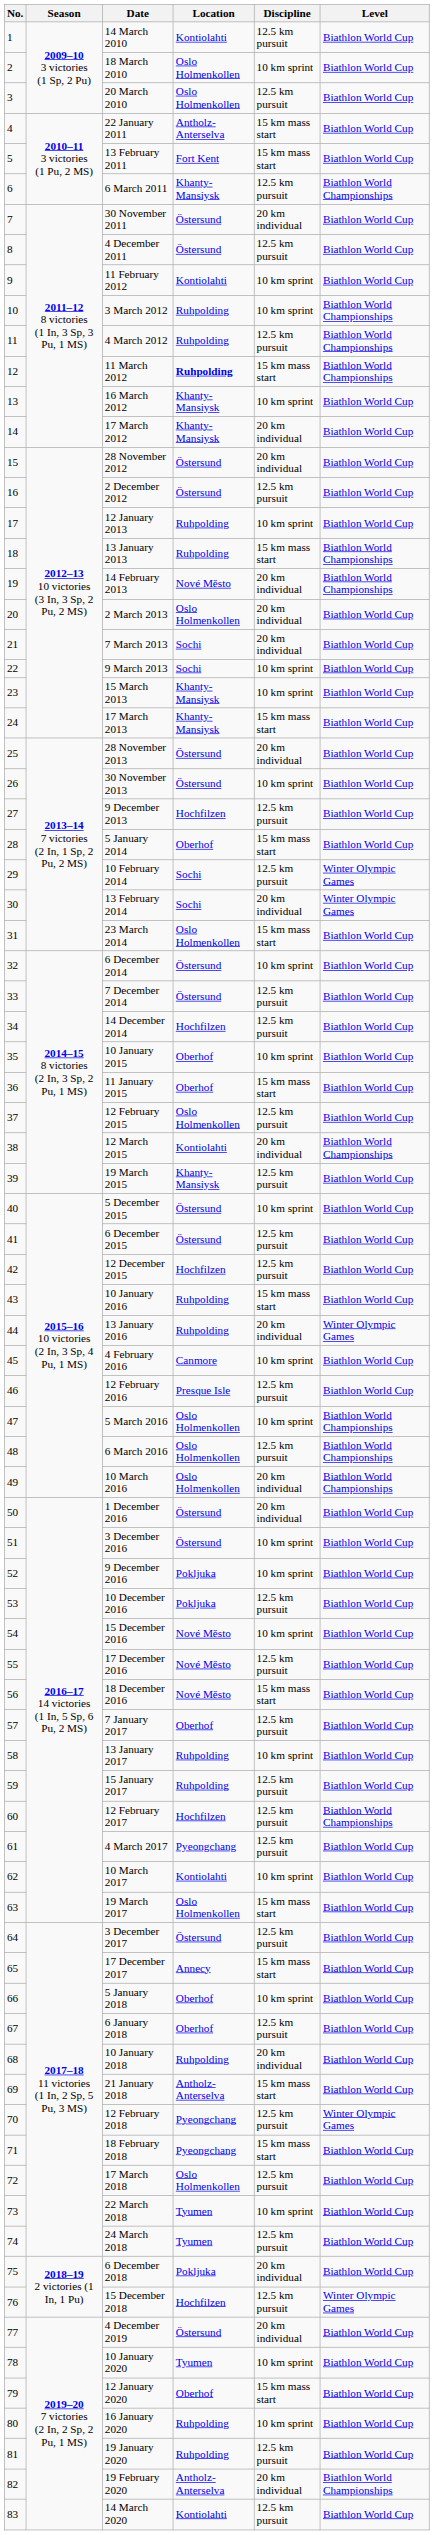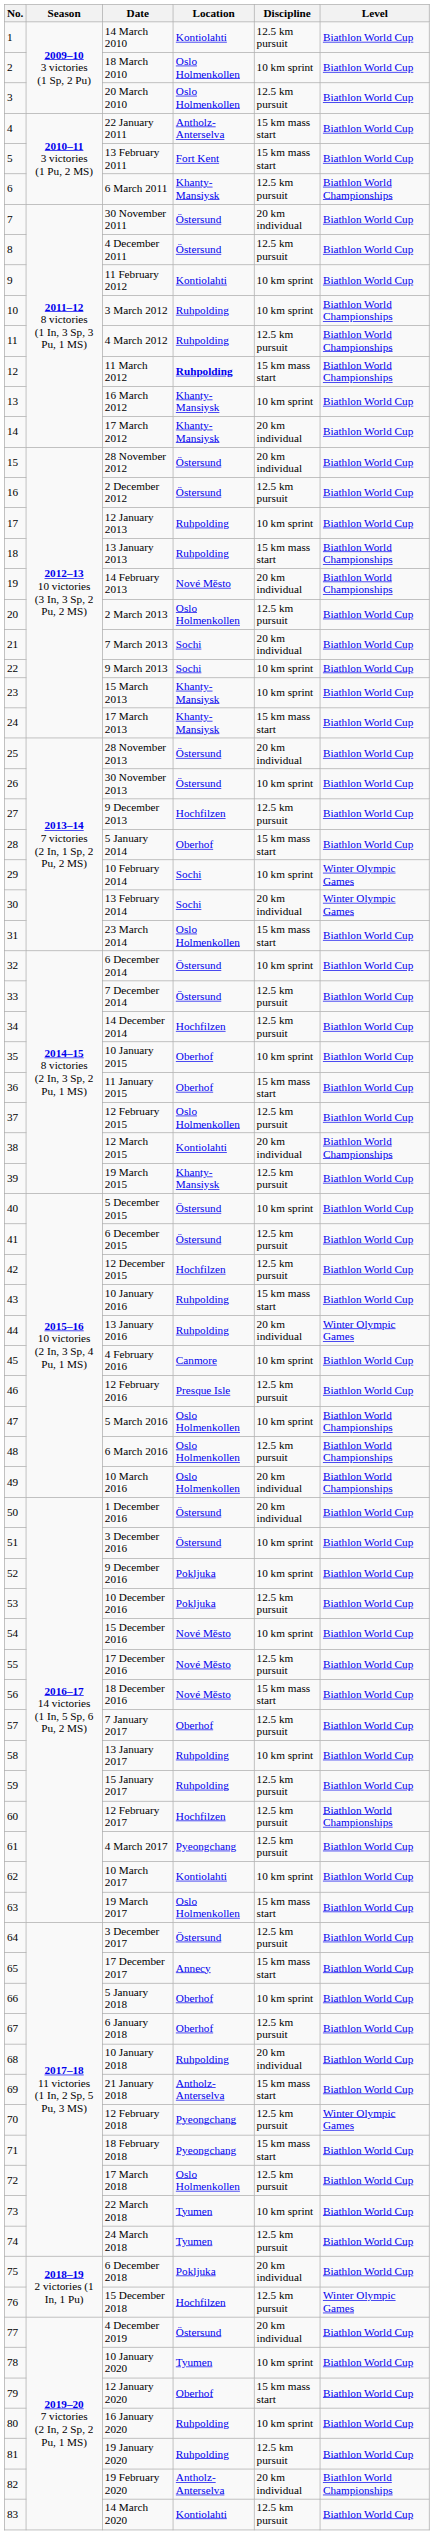(279, 614) 20 km individual -> (275, 614) 12.5 km pursuit
(275, 874) 12.5 km pursuit -> (285, 874) 10 km sprint
